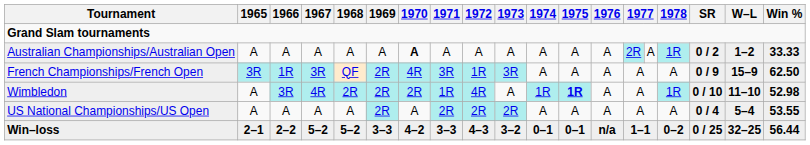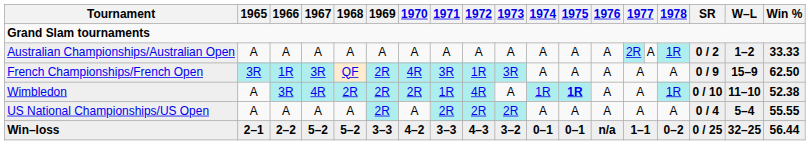(414, 52) bold -> (414, 52) normal
(784, 91) 52.98 -> (784, 91) 52.38
(784, 110) 53.55 -> (784, 110) 55.55
